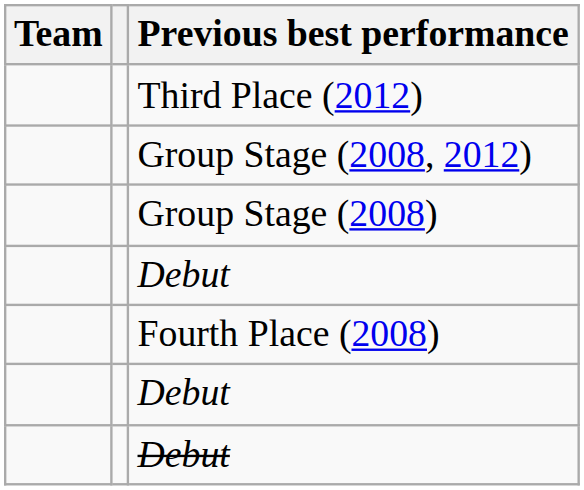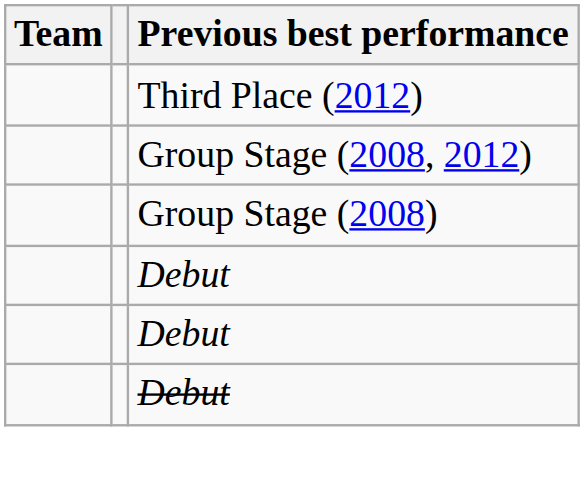- row: (58, 335)
